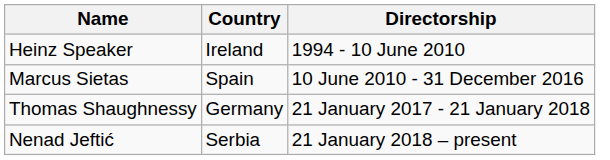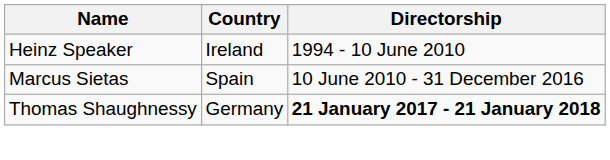(441, 109) normal -> (446, 109) bold
- row: (61, 139)
